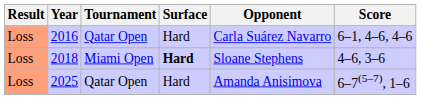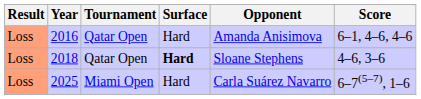(272, 36) Carla Suárez Navarro -> (268, 36) Amanda Anisimova
(119, 58) Miami Open -> (116, 58) Qatar Open
(116, 81) Qatar Open -> (119, 81) Miami Open
(268, 81) Amanda Anisimova -> (272, 81) Carla Suárez Navarro
